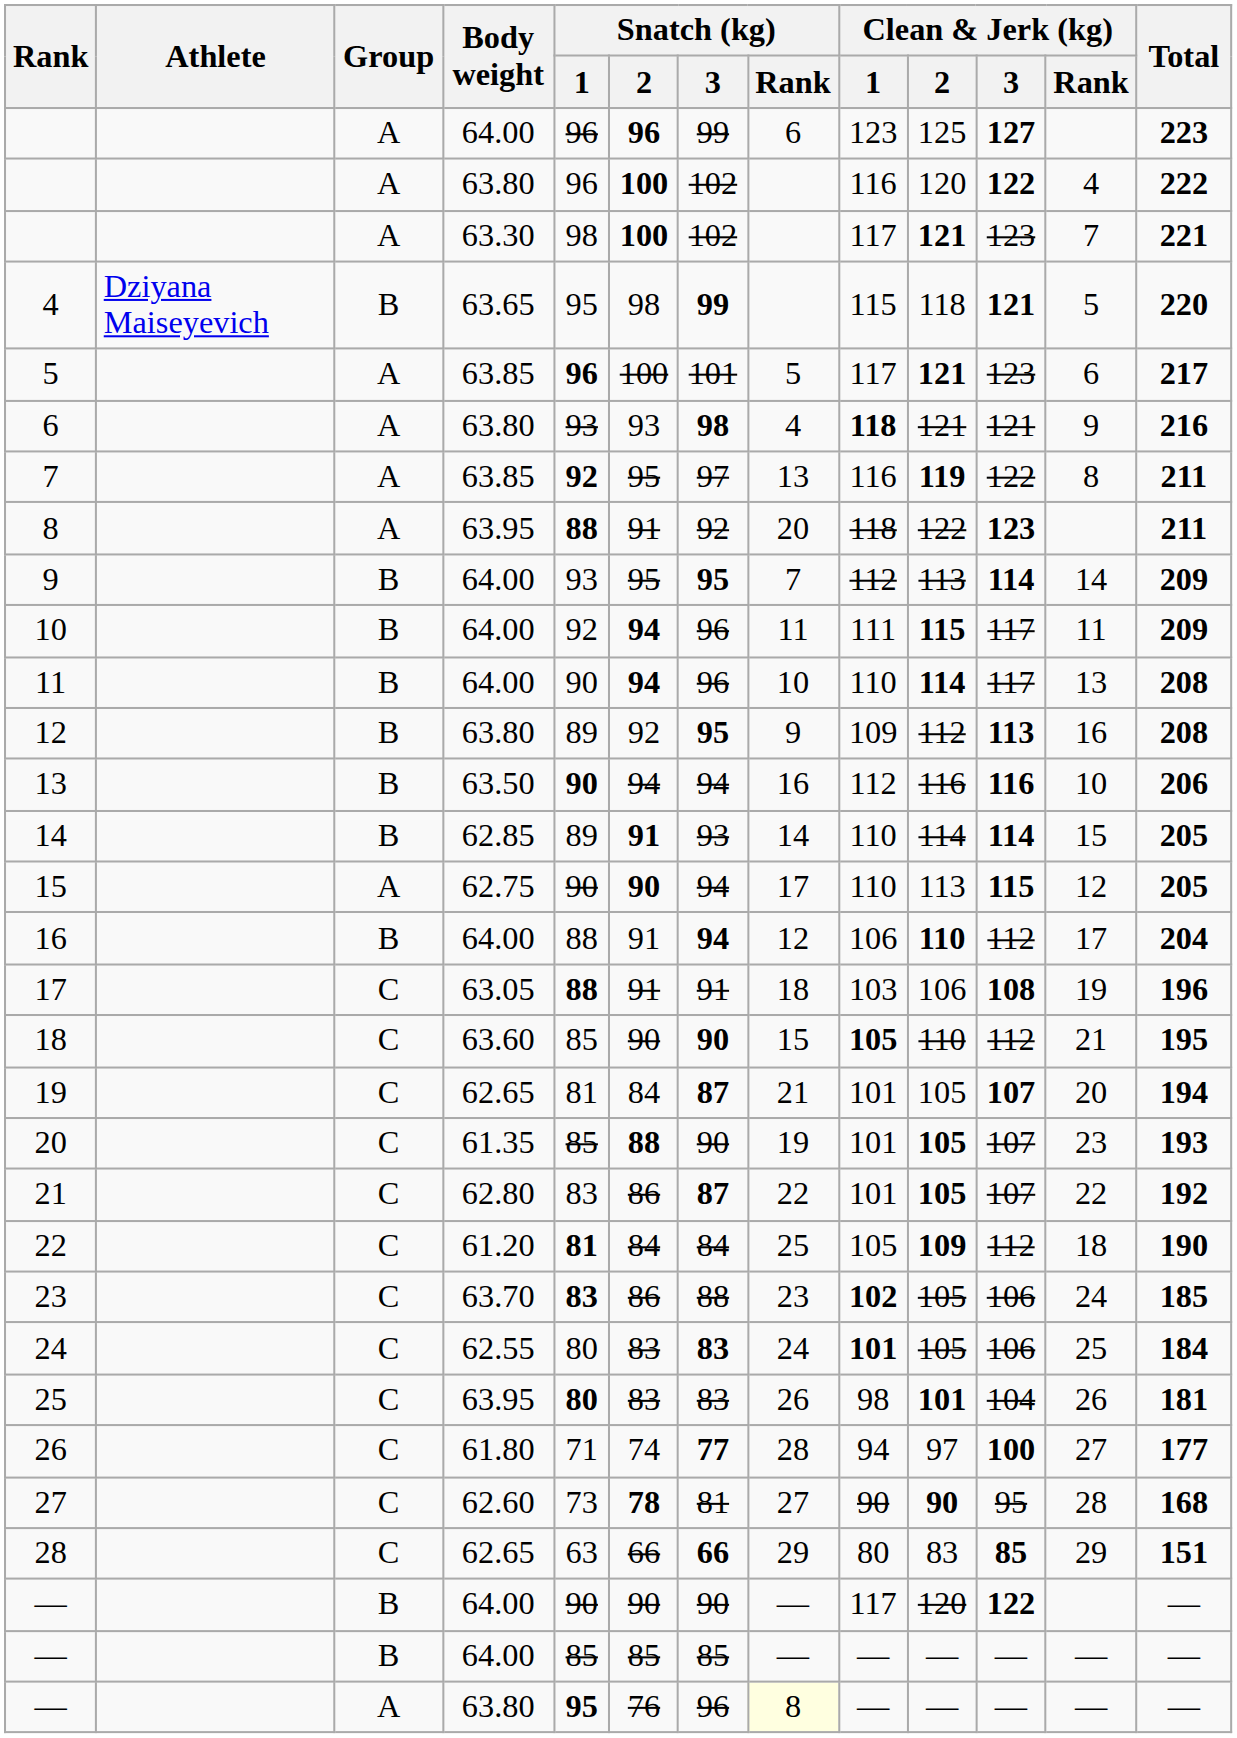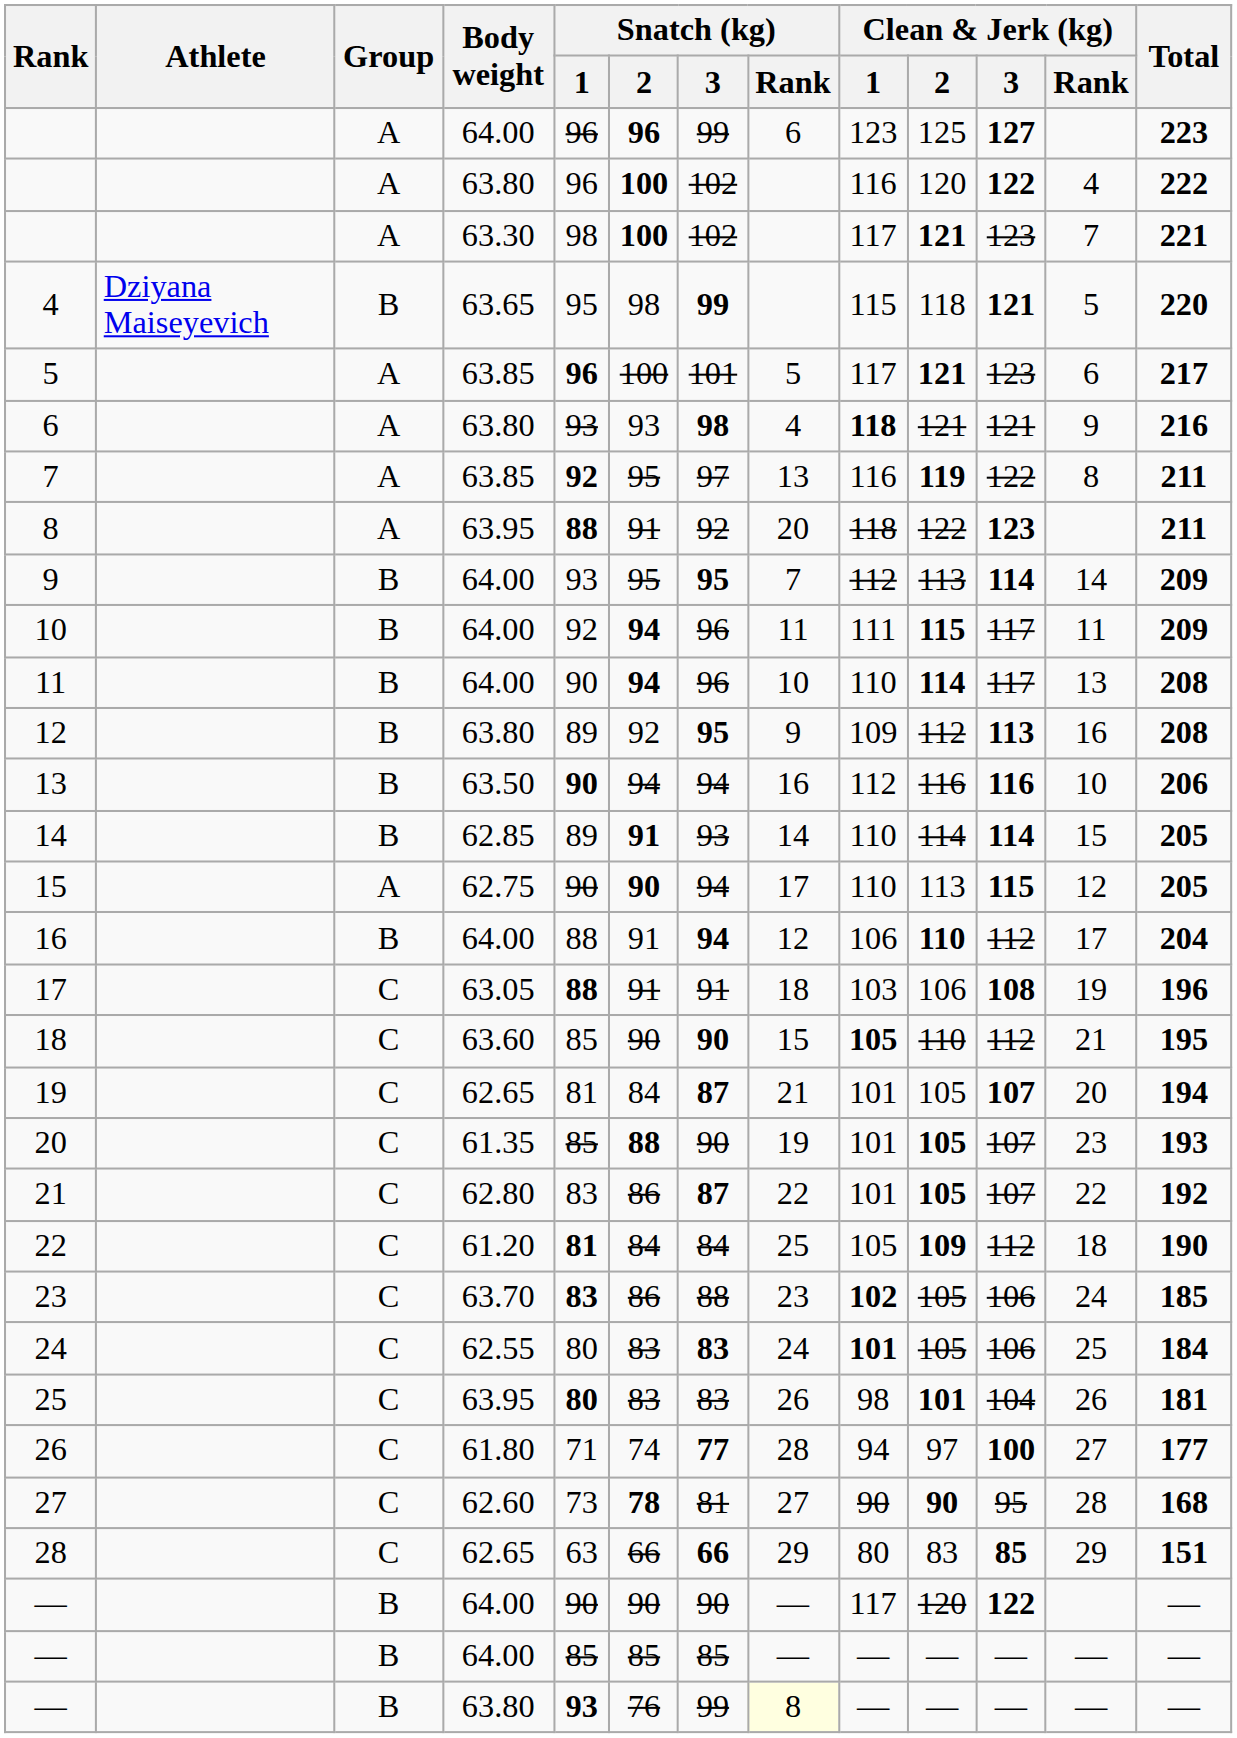(389, 1706) A -> (389, 1706) B
(582, 1706) 95 -> (582, 1706) 93
(713, 1706) 96 -> (713, 1706) 99
